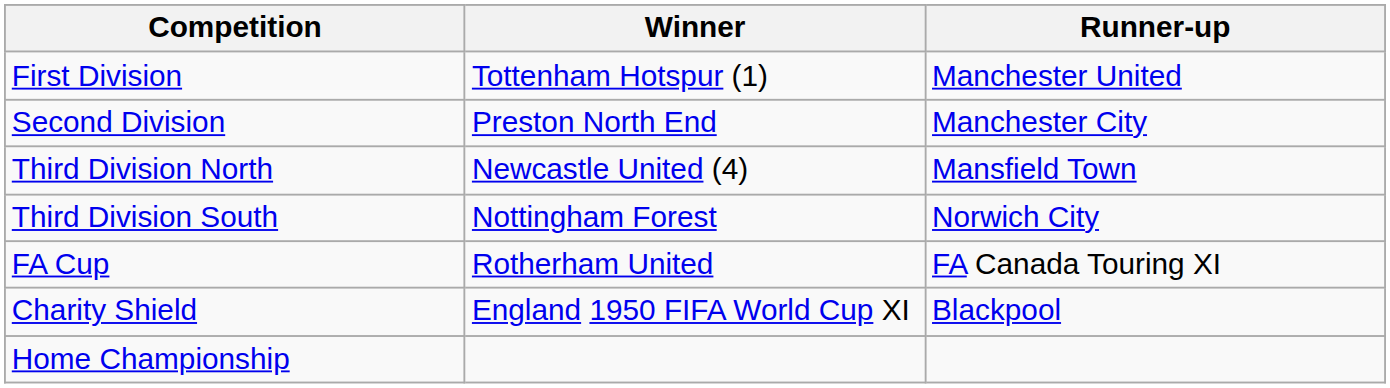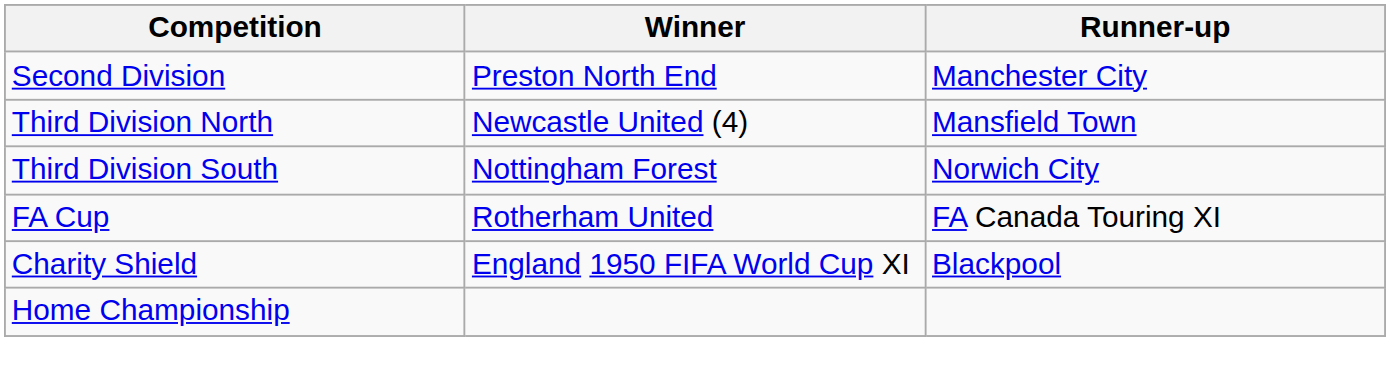- row: (97, 75)
